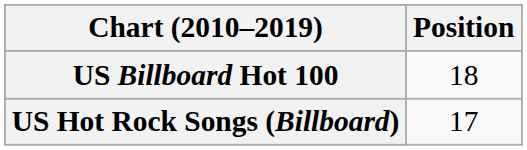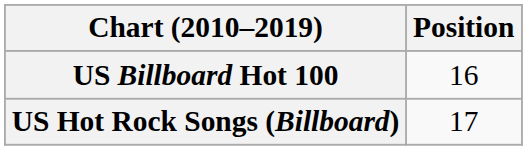(464, 74) 18 -> (464, 74) 16
